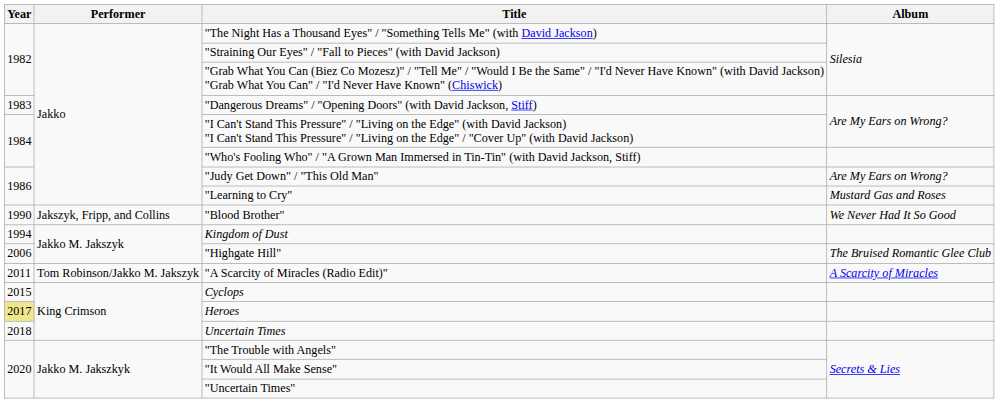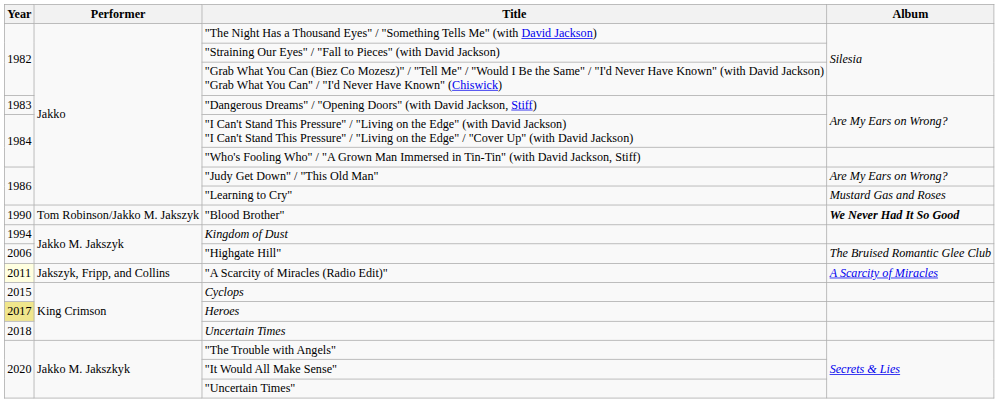(103, 215) Jakszyk, Fripp, and Collins -> (118, 215) Tom Robinson/Jakko M. Jakszyk
(893, 215) normal -> (895, 215) bold
(19, 272) no background -> (19, 272) lightyellow background
(118, 272) Tom Robinson/Jakko M. Jakszyk -> (103, 272) Jakszyk, Fripp, and Collins
